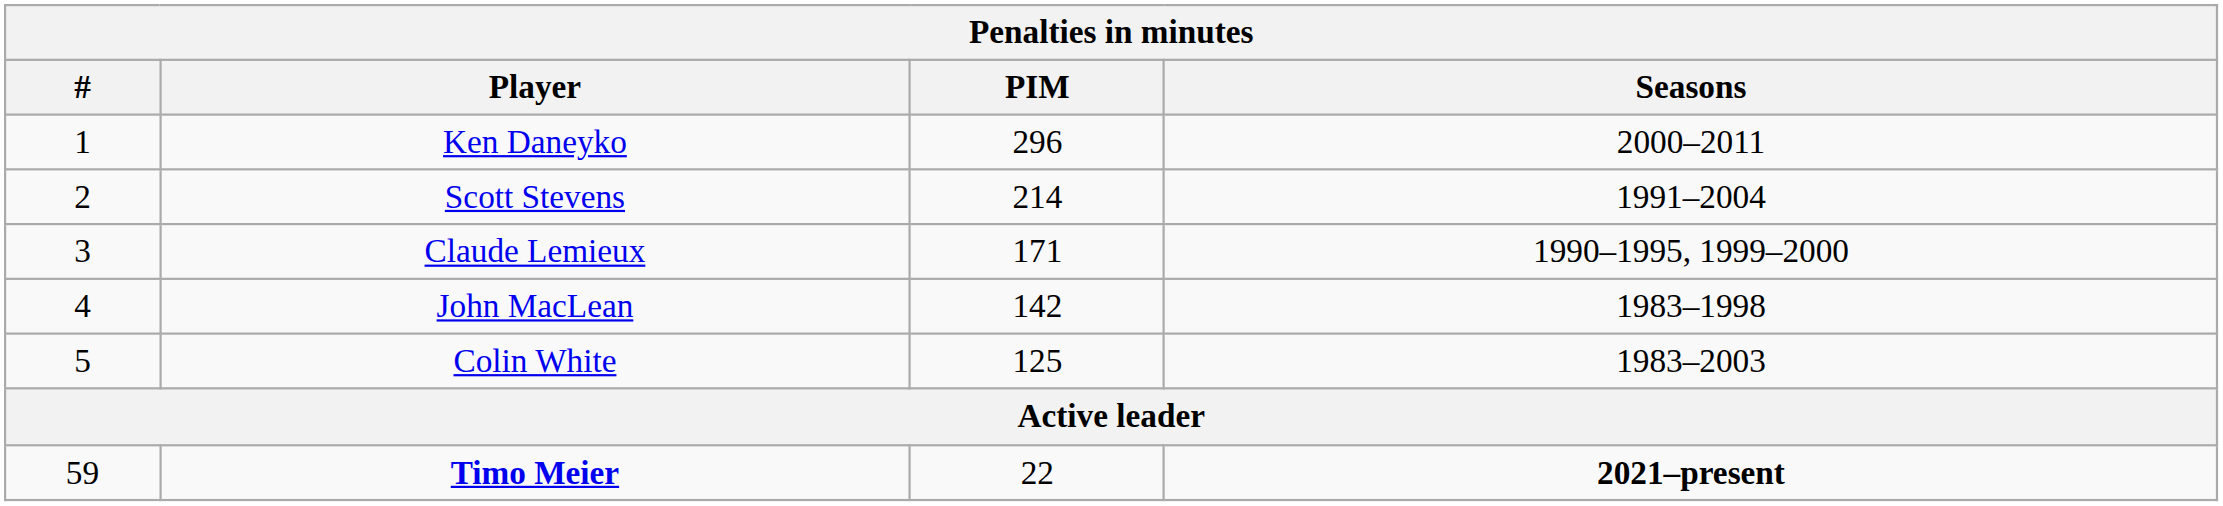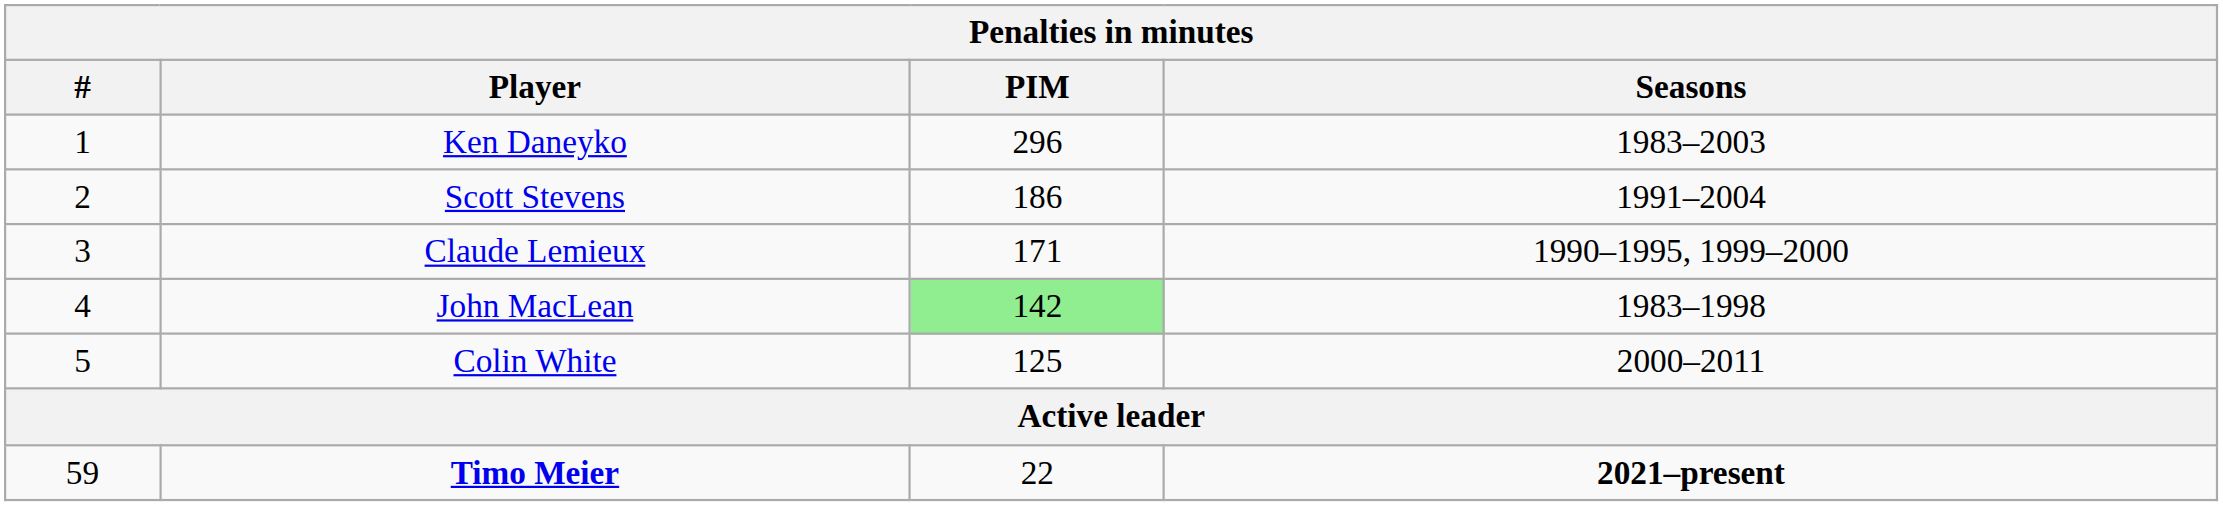(1691, 141) 2000–2011 -> (1691, 141) 1983–2003
(1037, 196) 214 -> (1037, 196) 186
(1037, 306) no background -> (1037, 306) lightgreen background
(1691, 361) 1983–2003 -> (1691, 361) 2000–2011
